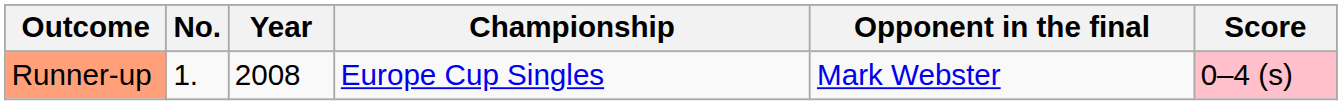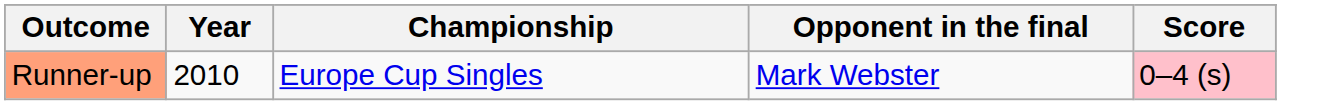- column: (197, 27)
(268, 74) 2008 -> (206, 74) 2010
